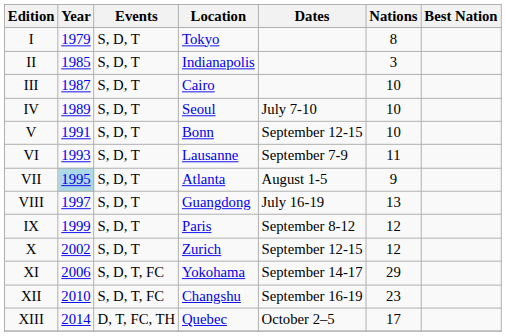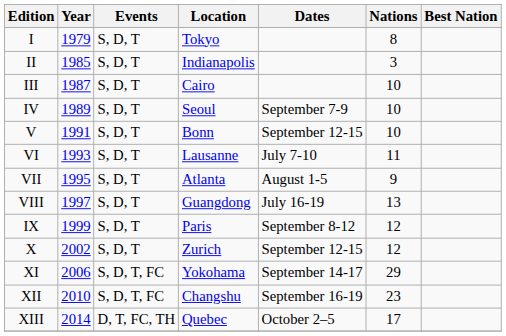(289, 109) July 7-10 -> (305, 109) September 7-9
(305, 156) September 7-9 -> (289, 156) July 7-10
(76, 179) lightblue background -> (76, 179) no background
